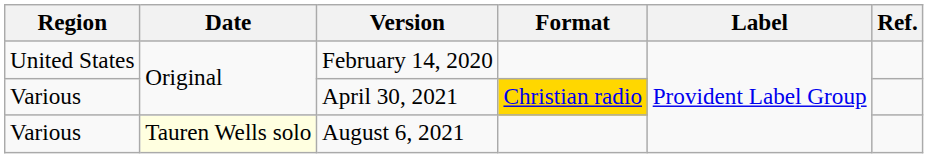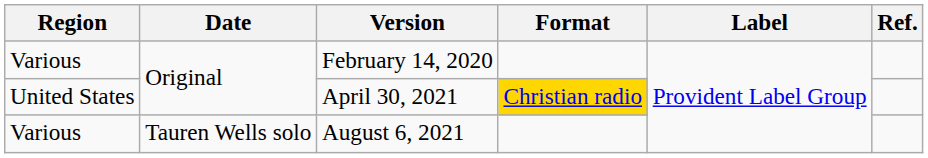(72, 59) United States -> (46, 59) Various
(46, 96) Various -> (72, 96) United States
(228, 133) lightyellow background -> (228, 133) no background
